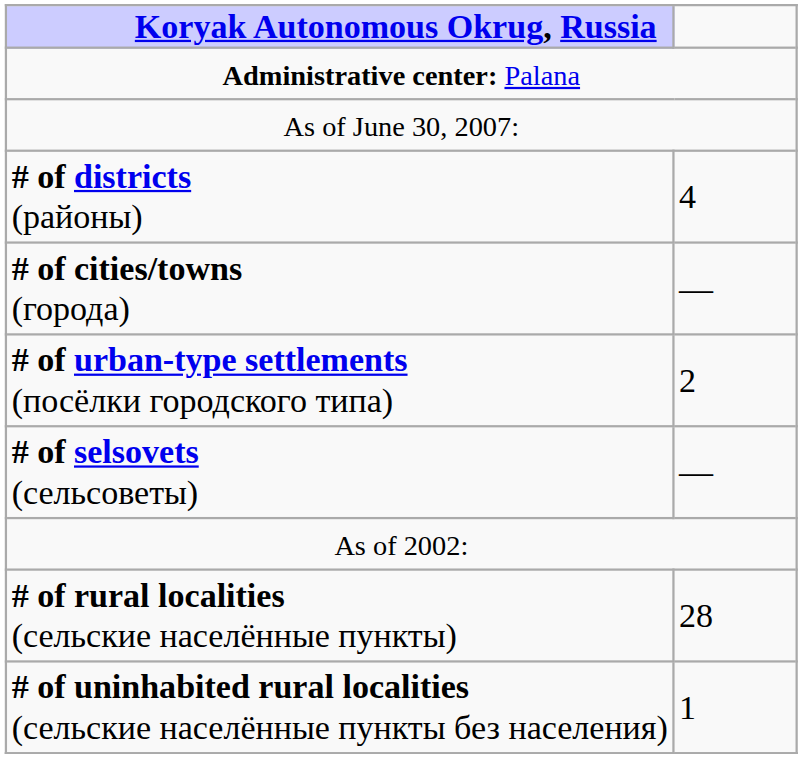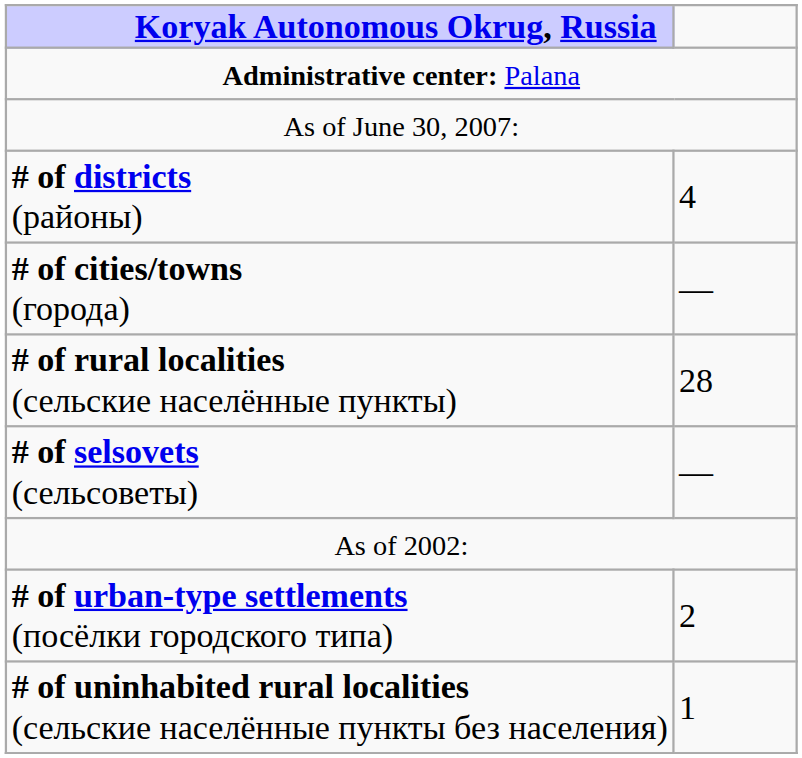rows swapped: (210, 379) <-> (234, 614)
